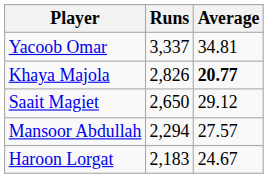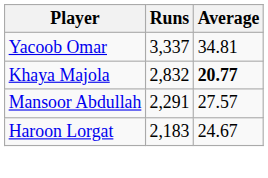(170, 74) 2,826 -> (170, 74) 2,832
- row: (54, 103)
(170, 131) 2,294 -> (170, 103) 2,291
